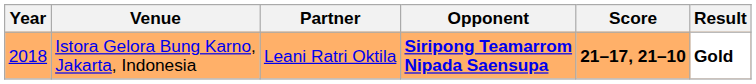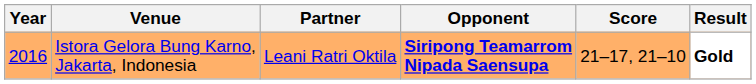(28, 56) 2018 -> (28, 56) 2016
(633, 56) bold -> (633, 56) normal
